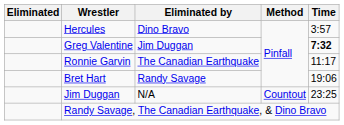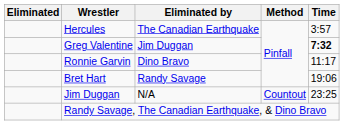(163, 29) Dino Bravo -> (198, 29) The Canadian Earthquake
(198, 62) The Canadian Earthquake -> (163, 62) Dino Bravo
